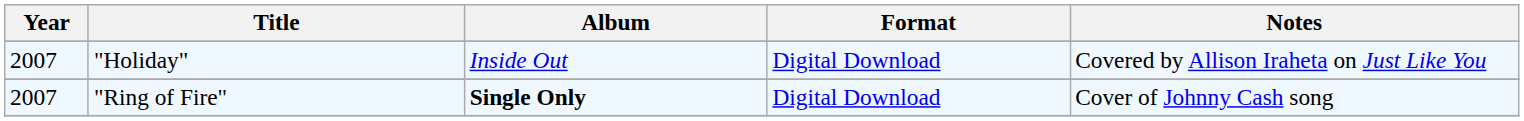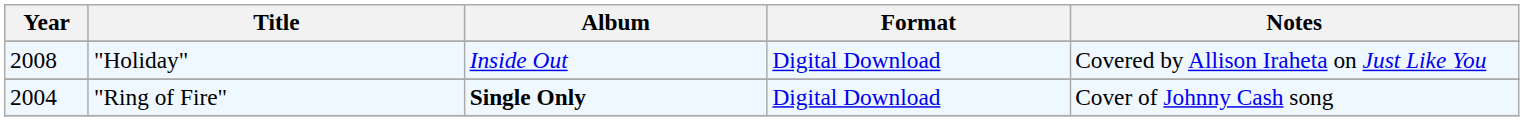(33, 60) 2007 -> (33, 60) 2008
(33, 97) 2007 -> (33, 97) 2004
